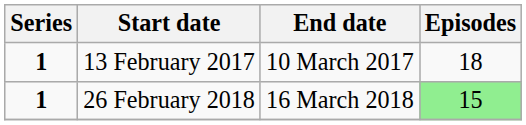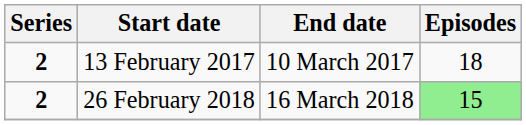(41, 61) 1 -> (41, 61) 2
(41, 100) 1 -> (41, 100) 2
